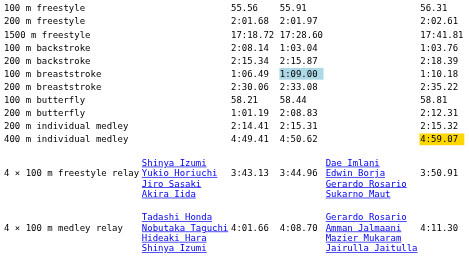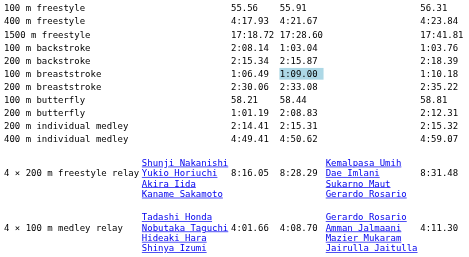- row: (45, 21)
+ row: (45, 21)
(439, 139) gold background -> (439, 139) no background
- row: (72, 173)
+ row: (72, 173)
